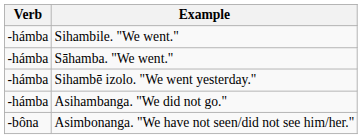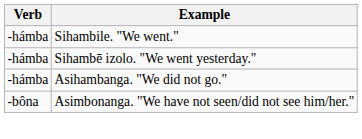- row: (114, 58)
